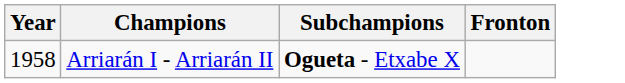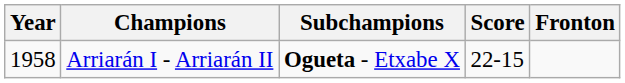+ column: (498, 22)
